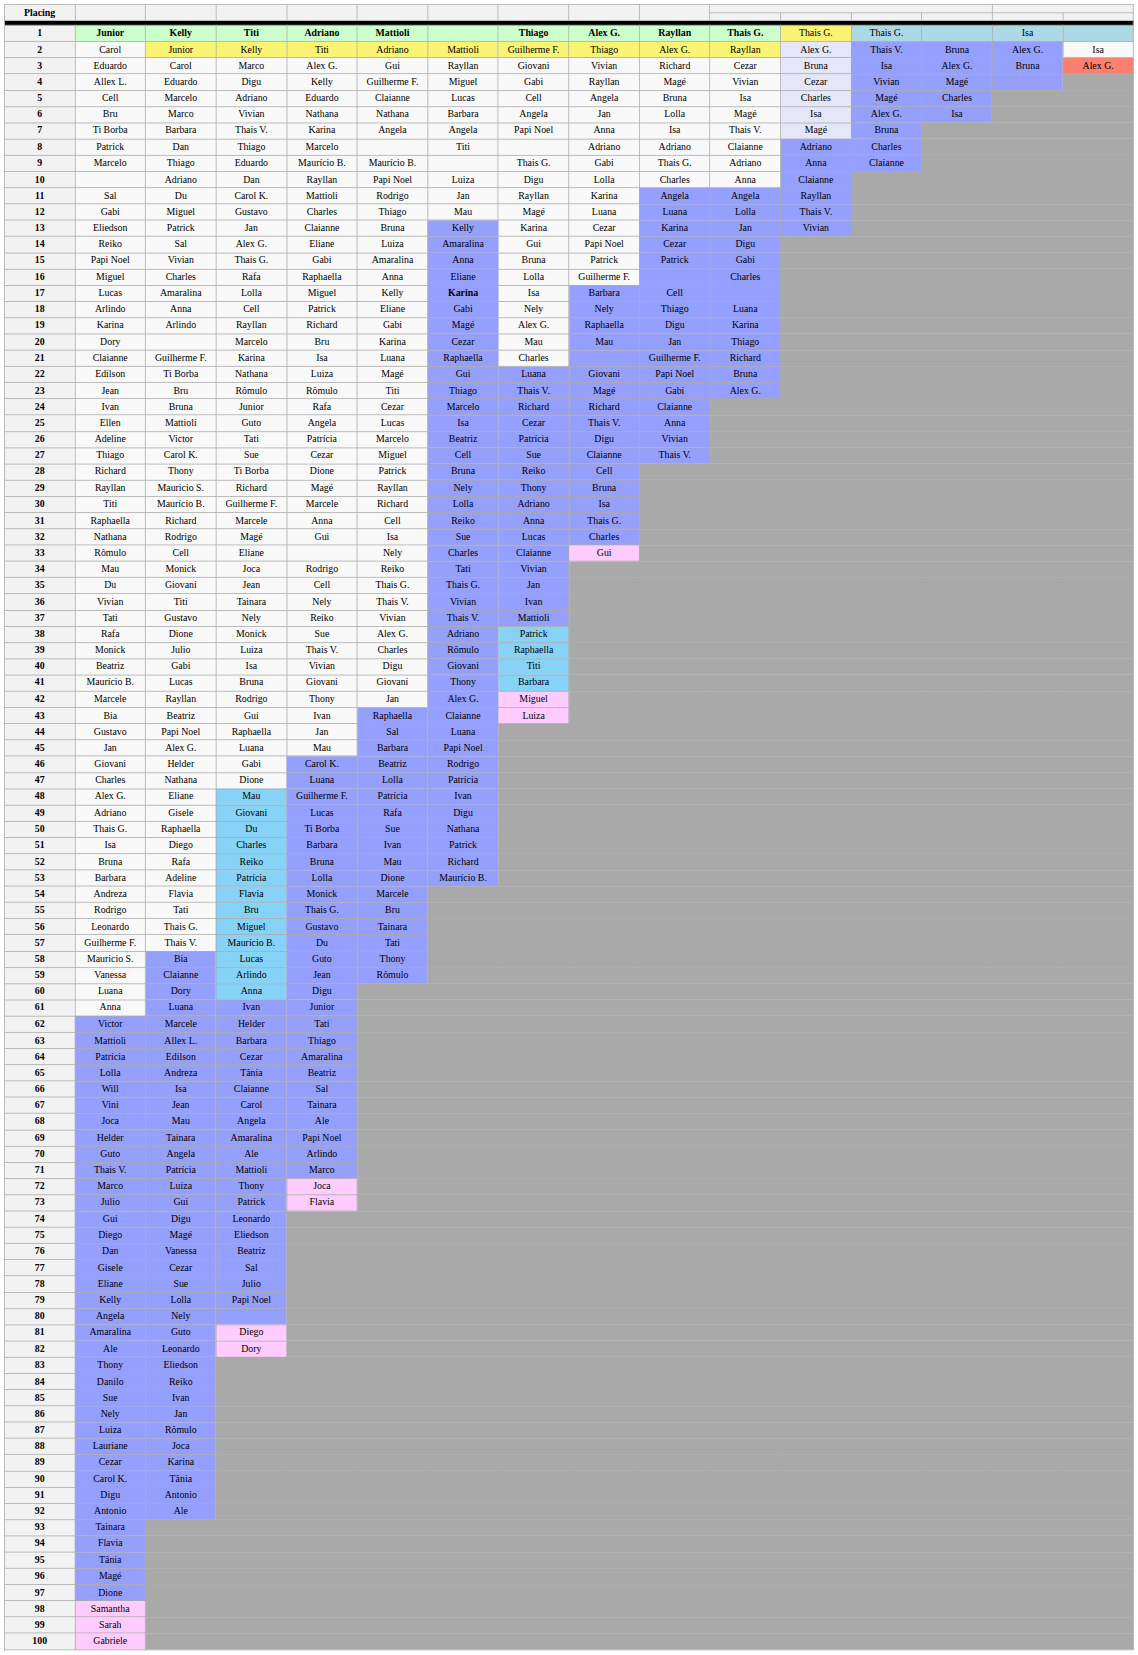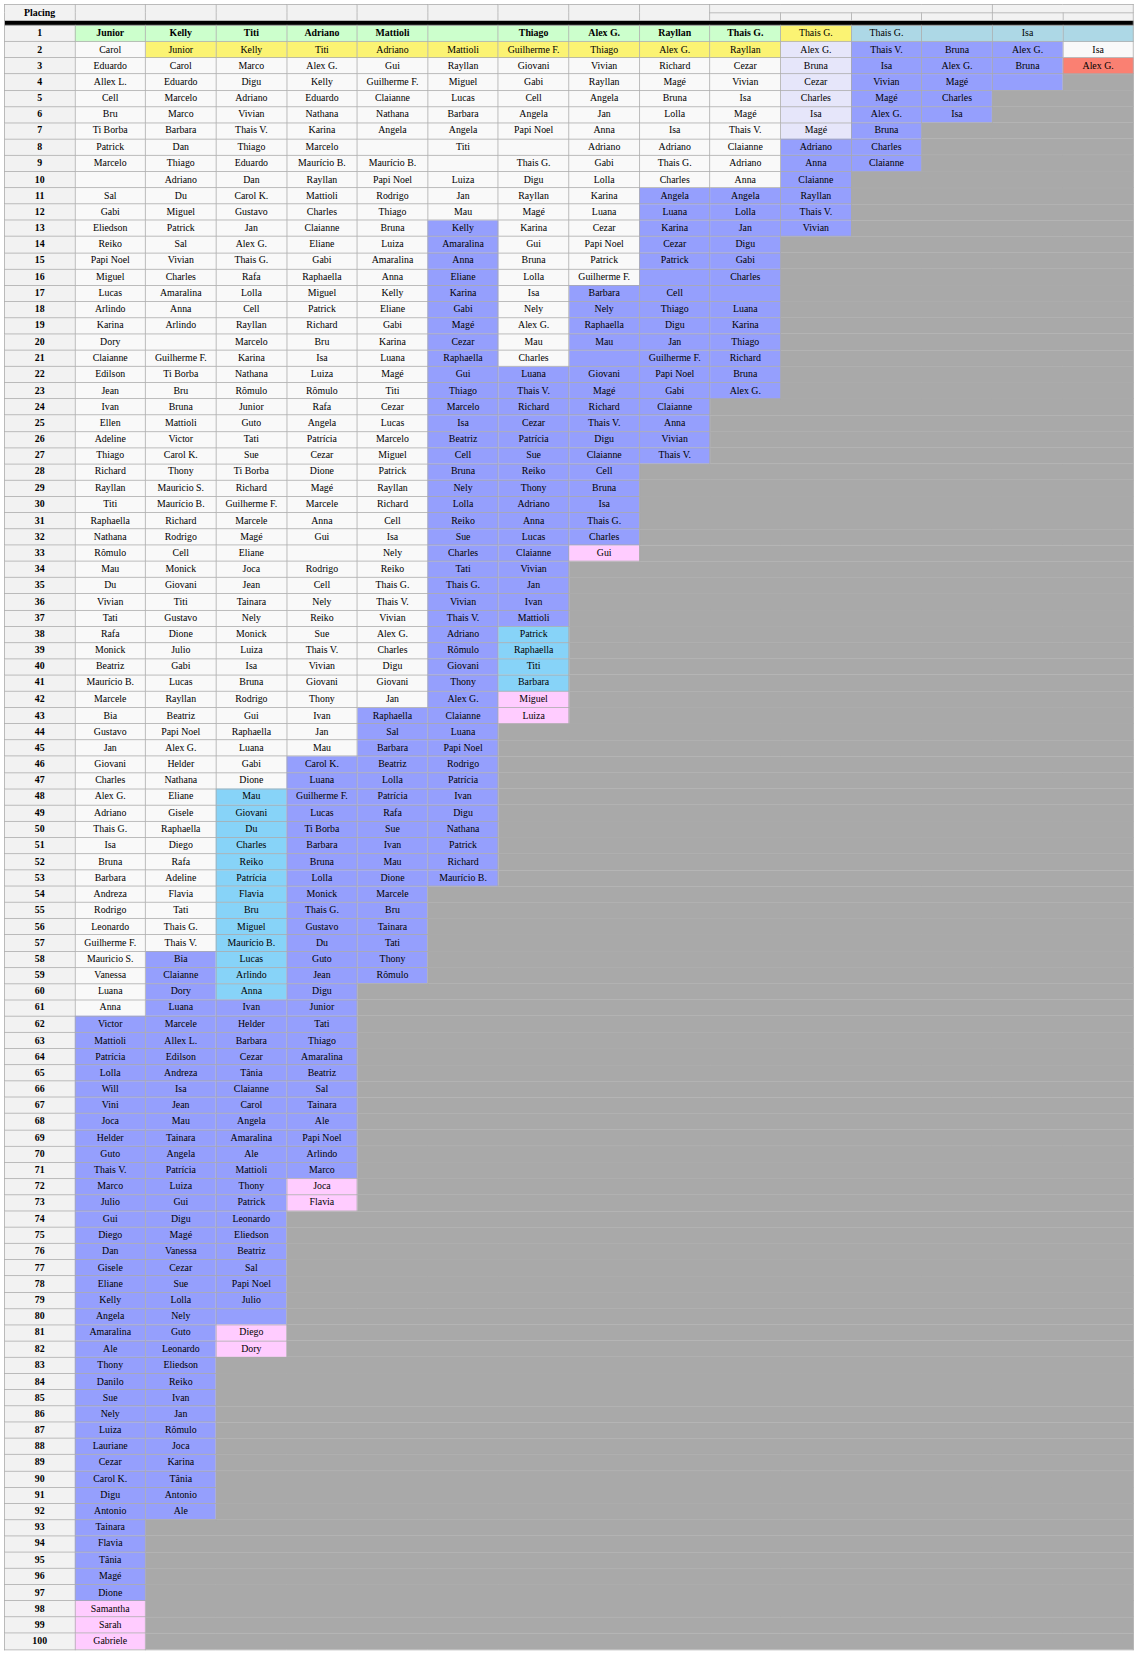(463, 293) bold -> (463, 293) normal
(251, 1284) Julio -> (251, 1284) Papi Noel
(251, 1300) Papi Noel -> (251, 1300) Julio
